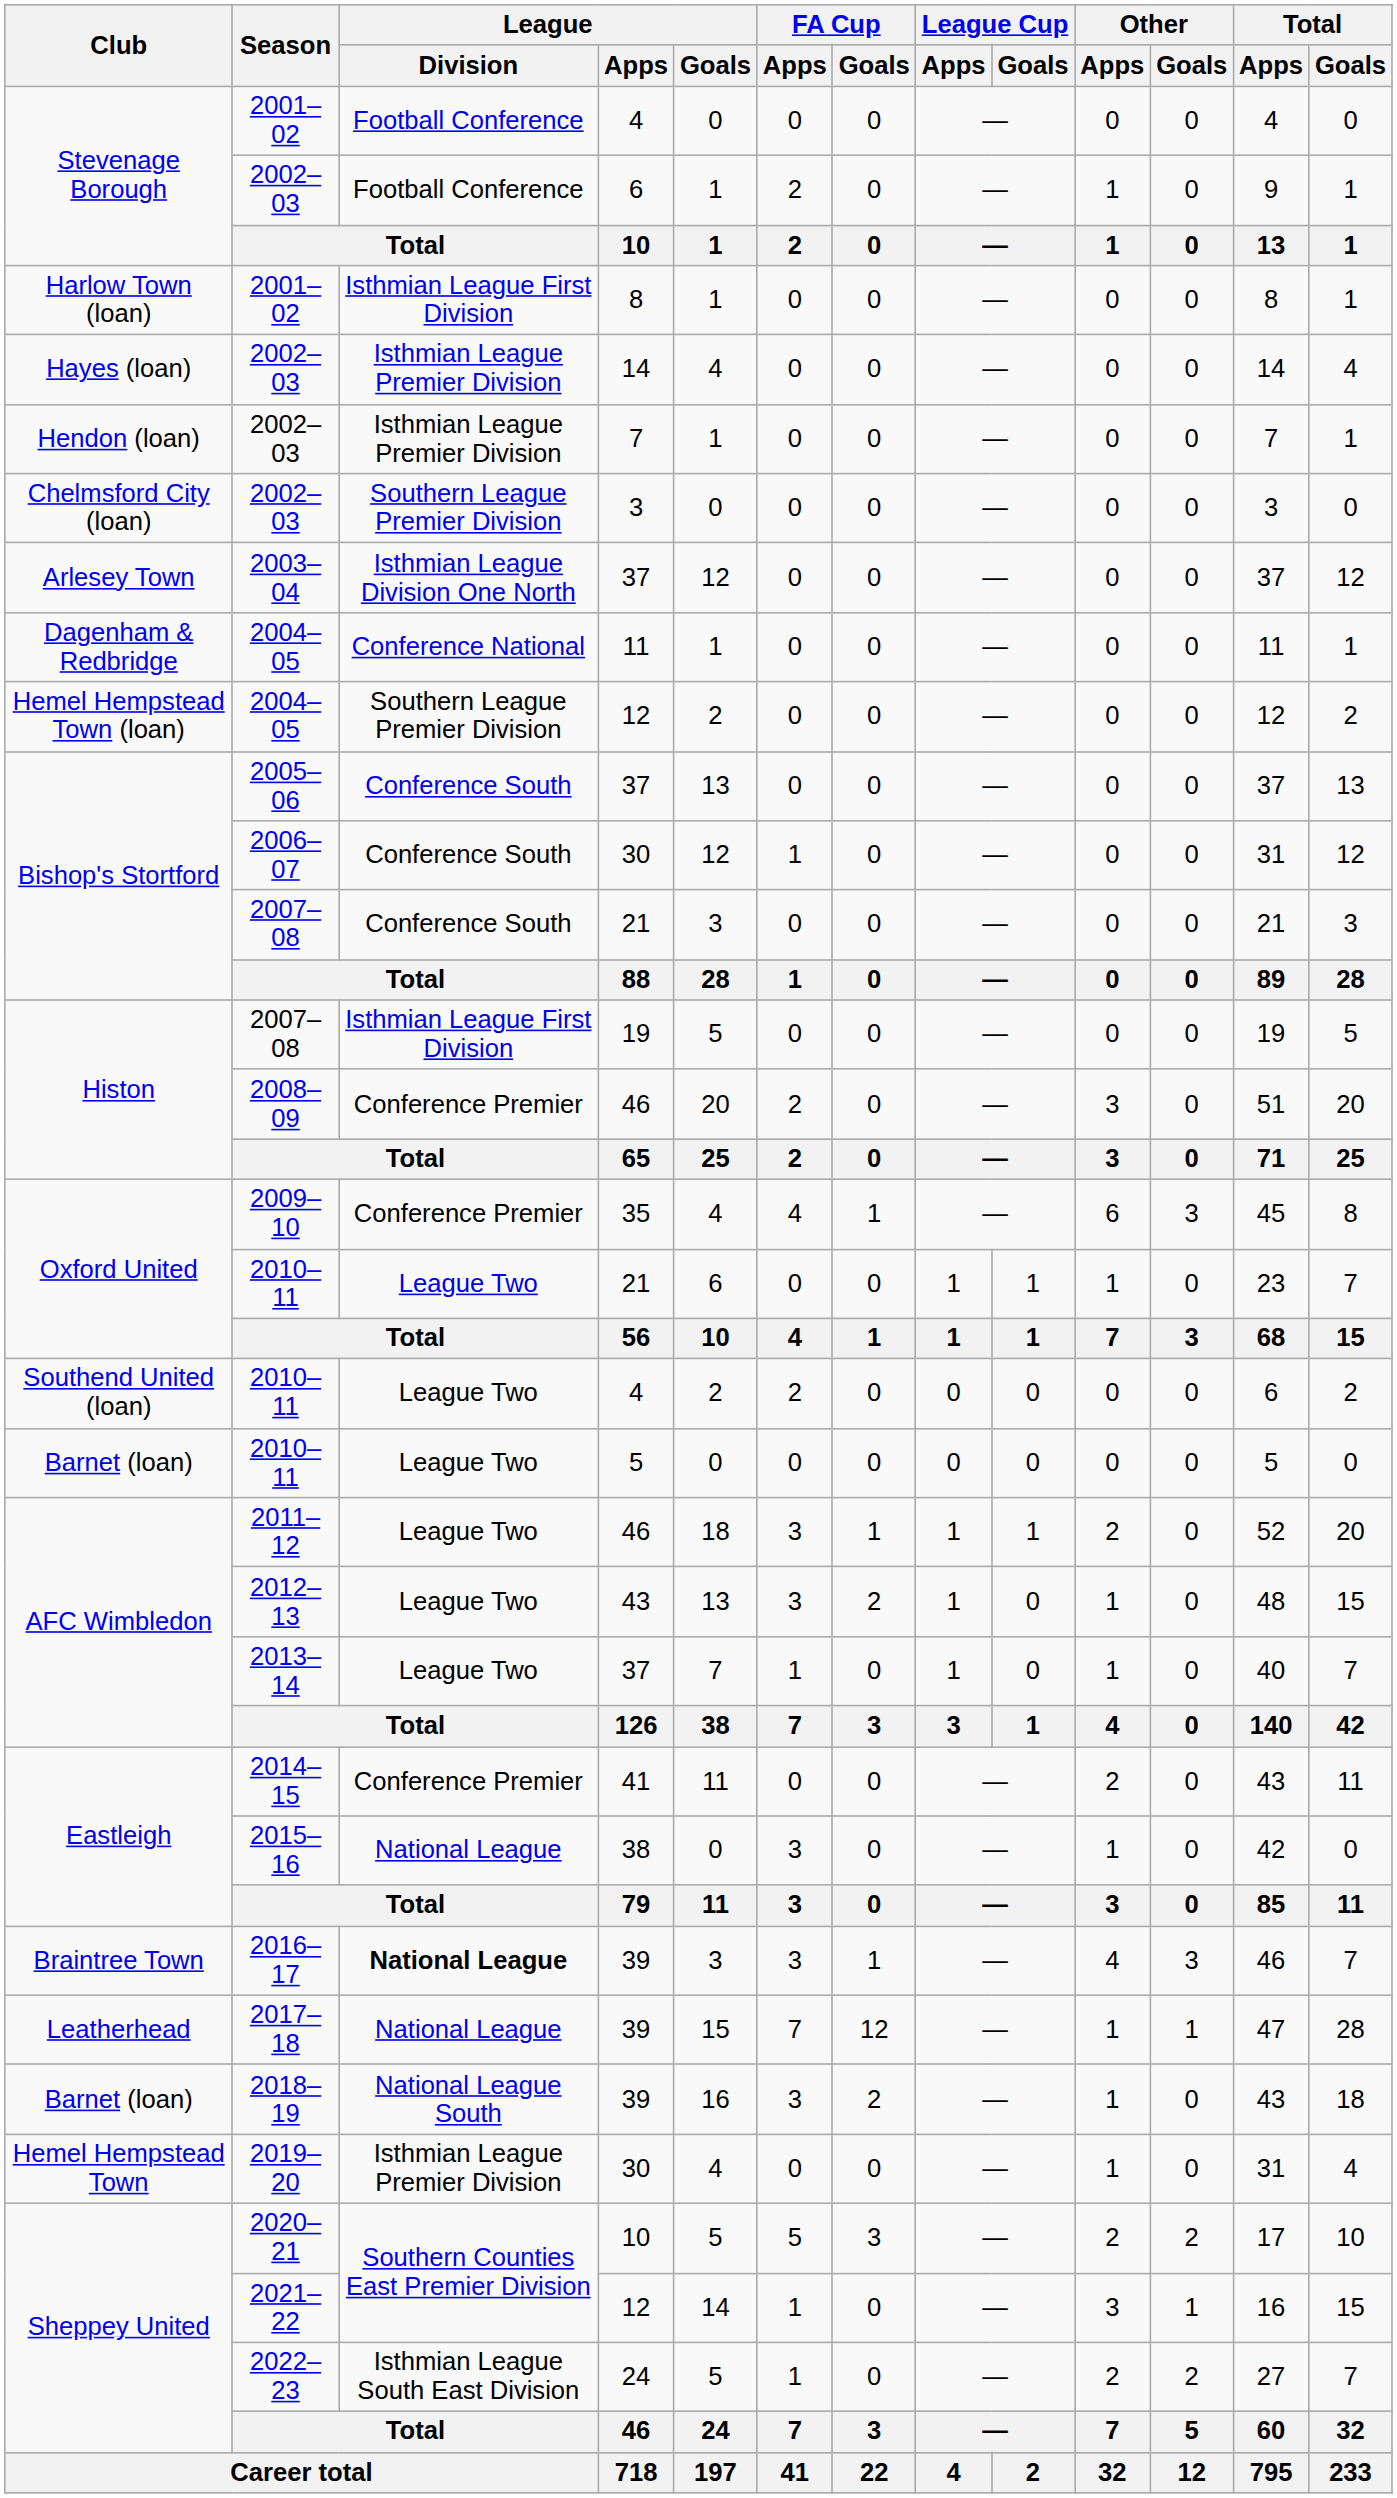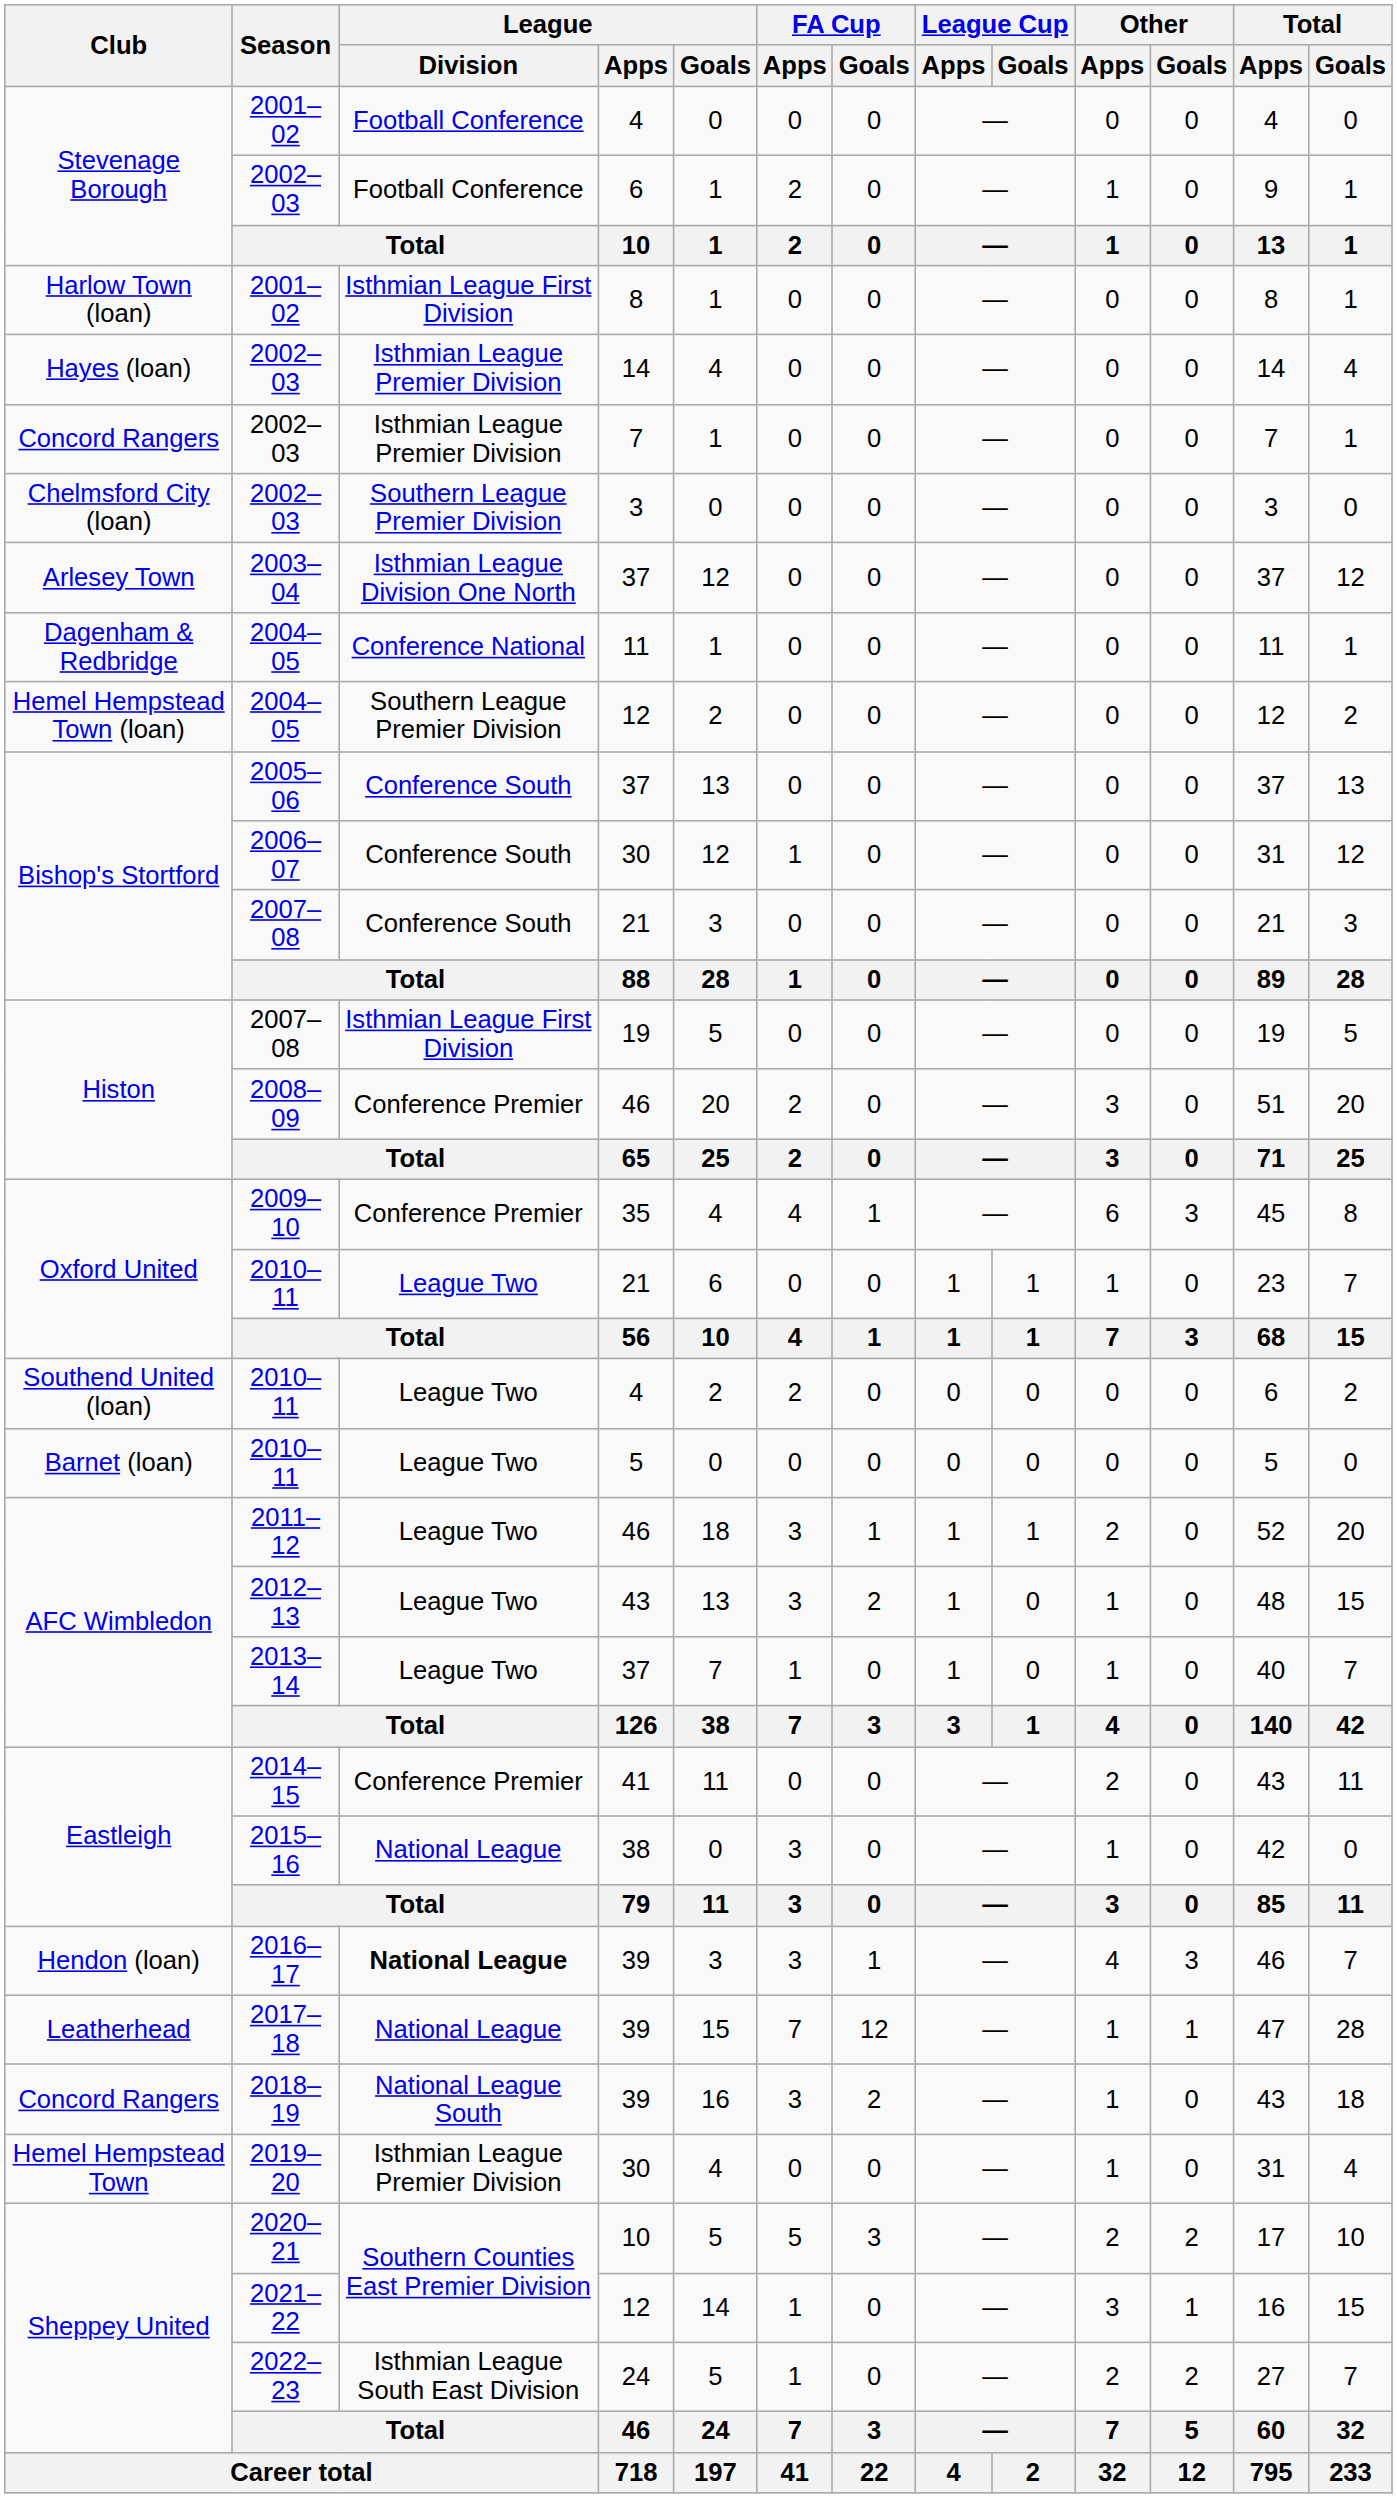(119, 438) Hendon (loan) -> (119, 438) Concord Rangers
(119, 1960) Braintree Town -> (119, 1960) Hendon (loan)
(119, 2099) Barnet (loan) -> (119, 2099) Concord Rangers
